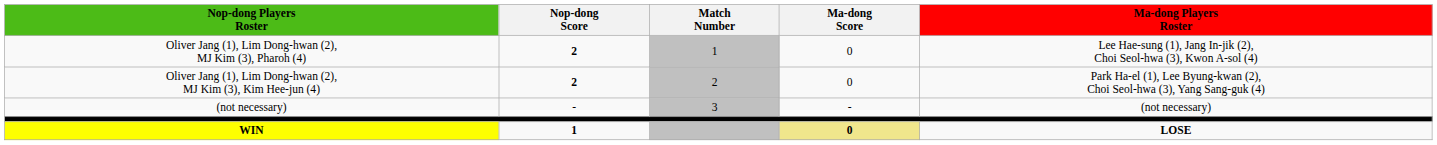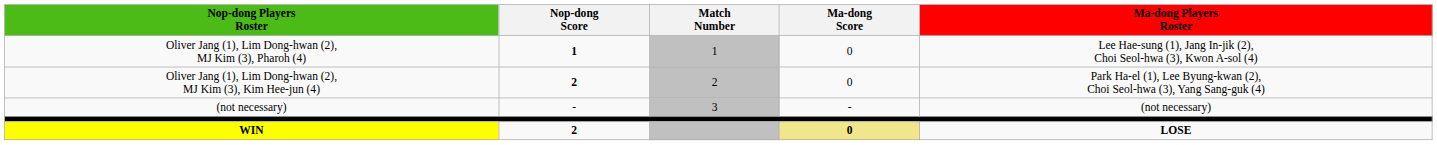(574, 51) 2 -> (574, 51) 1
(574, 130) 1 -> (574, 130) 2
